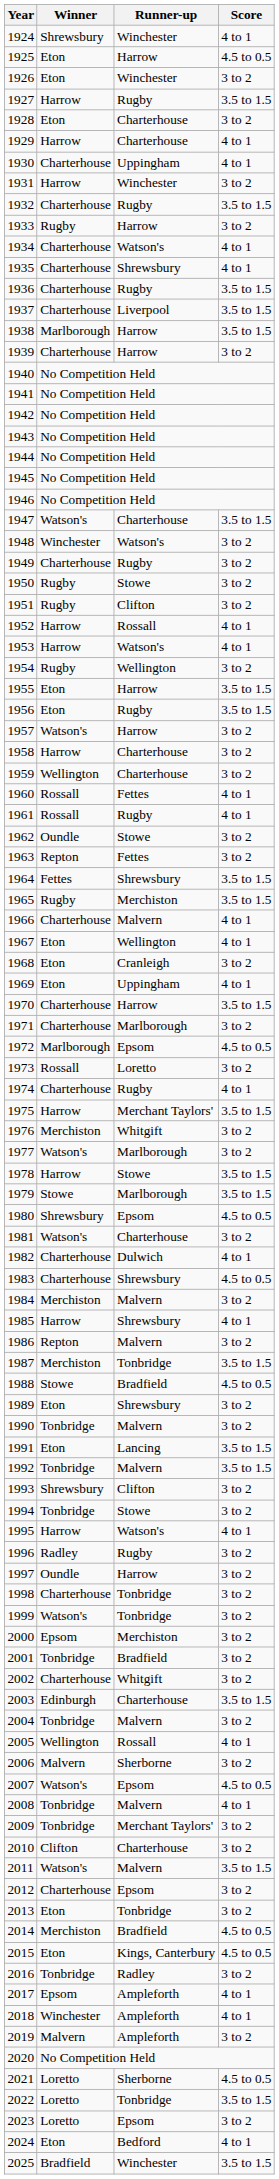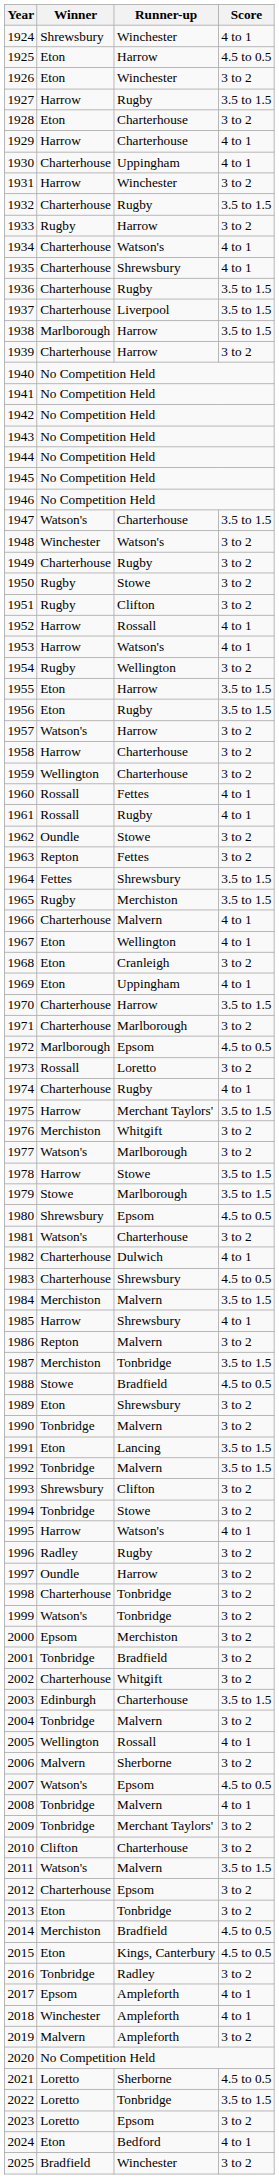(236, 1299) 3 to 2 -> (246, 1299) 3.5 to 1.5
(246, 2163) 3.5 to 1.5 -> (236, 2163) 3 to 2
